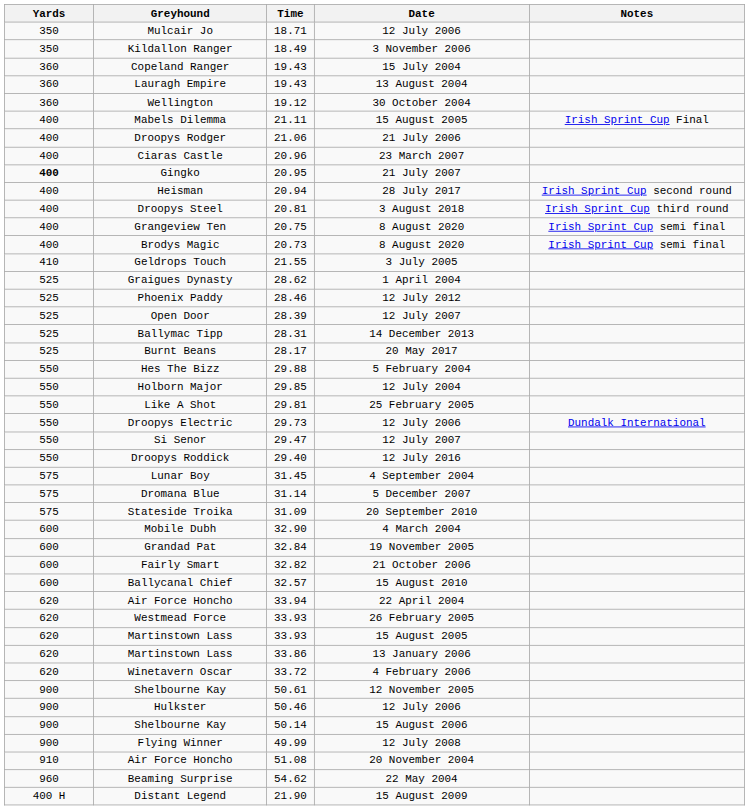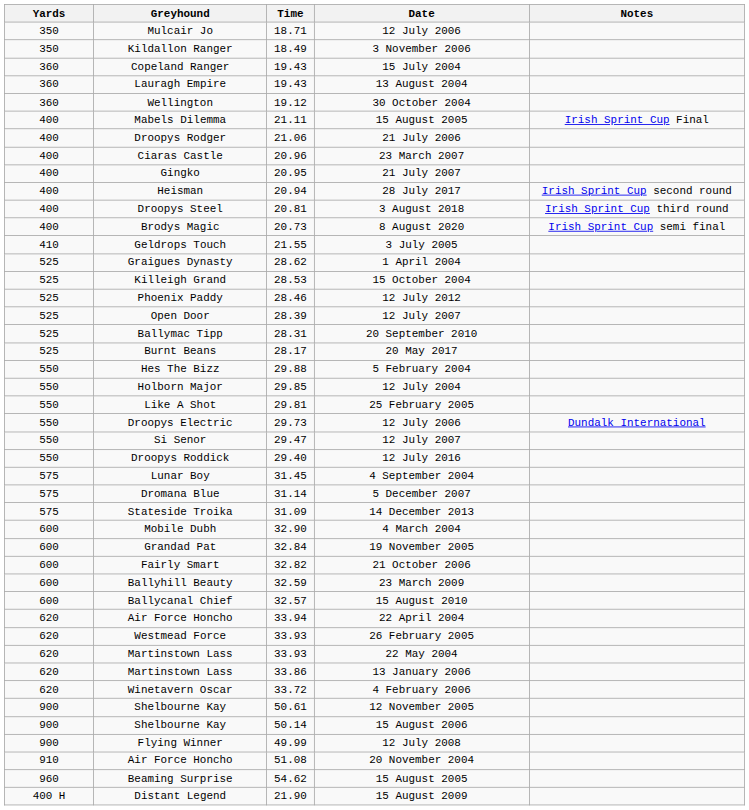(49, 173) bold -> (49, 173) normal
- row: (180, 227)
+ row: (180, 280)
(422, 334) 14 December 2013 -> (422, 334) 20 September 2010
(422, 512) 20 September 2010 -> (422, 512) 14 December 2013
+ row: (180, 583)
(422, 636) 15 August 2005 -> (422, 654) 22 May 2004
- row: (180, 707)
(422, 779) 22 May 2004 -> (422, 779) 15 August 2005
